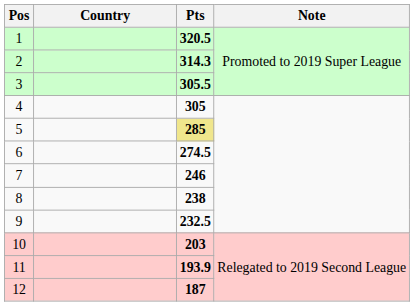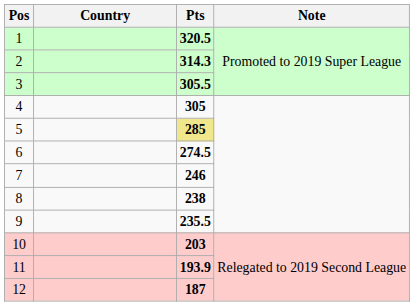(195, 221) 232.5 -> (195, 221) 235.5
